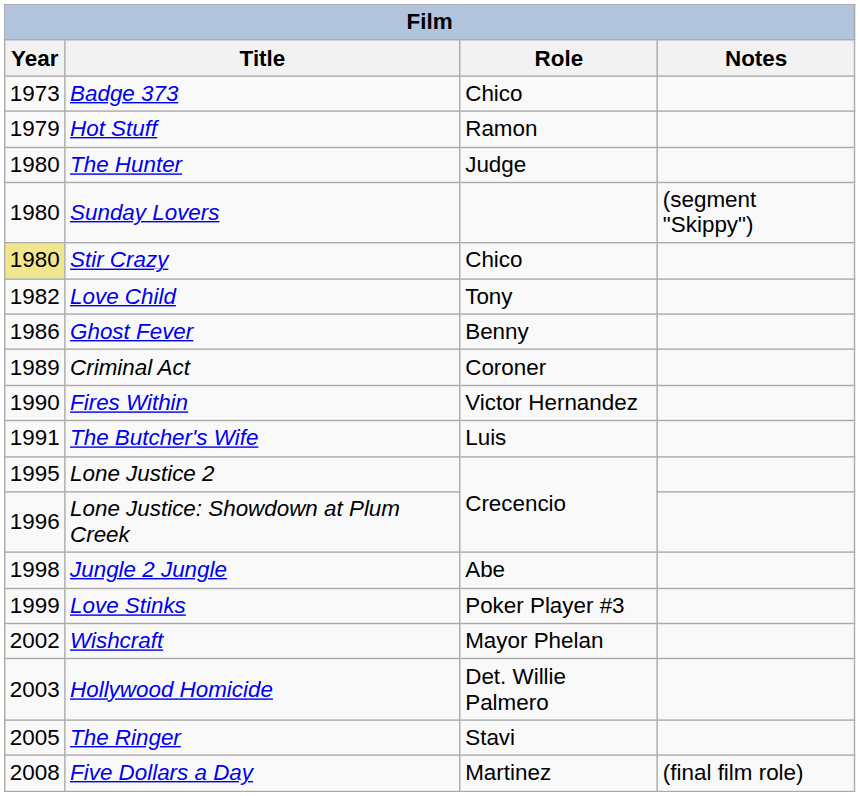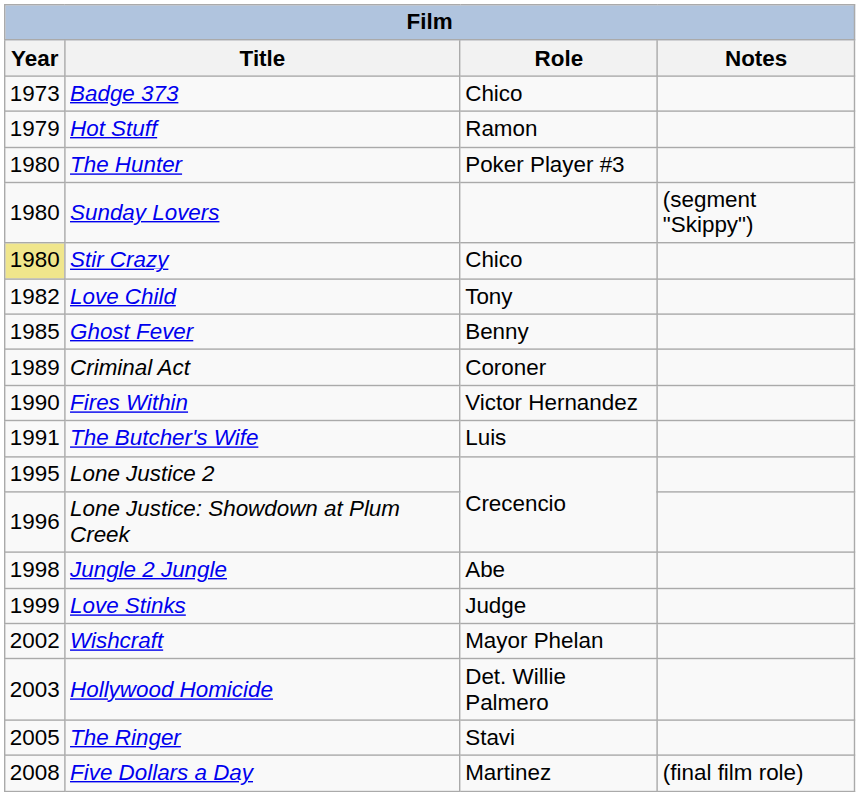(496, 164) Judge -> (545, 164) Poker Player #3
(35, 331) 1986 -> (35, 331) 1985
(545, 605) Poker Player #3 -> (496, 605) Judge
